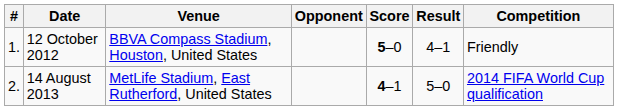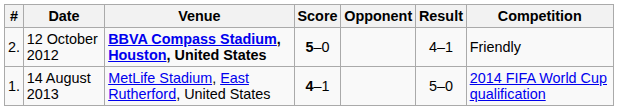columns swapped: (329, 16) <-> (389, 16)
(14, 47) 1. -> (14, 47) 2.
(190, 47) normal -> (194, 47) bold
(14, 86) 2. -> (14, 86) 1.
